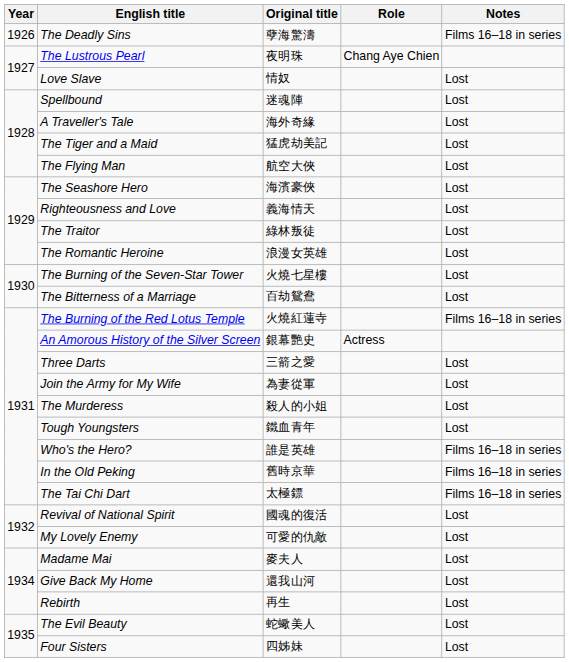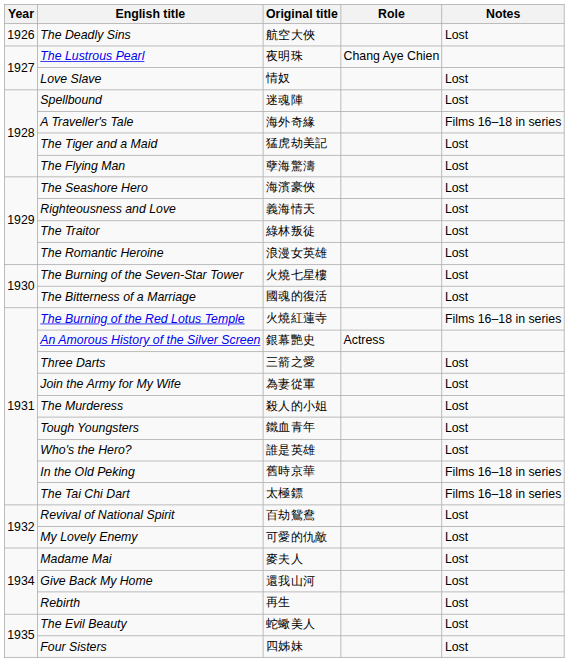(291, 34) 孽海驚濤 -> (291, 34) 航空大俠
(503, 34) Films 16–18 in series -> (457, 34) Lost
(457, 122) Lost -> (503, 122) Films 16–18 in series
(291, 165) 航空大俠 -> (291, 165) 孽海驚濤
(291, 296) 百劫鴛鴦 -> (297, 296) 國魂的復活
(503, 450) Films 16–18 in series -> (457, 450) Lost
(297, 515) 國魂的復活 -> (291, 515) 百劫鴛鴦
